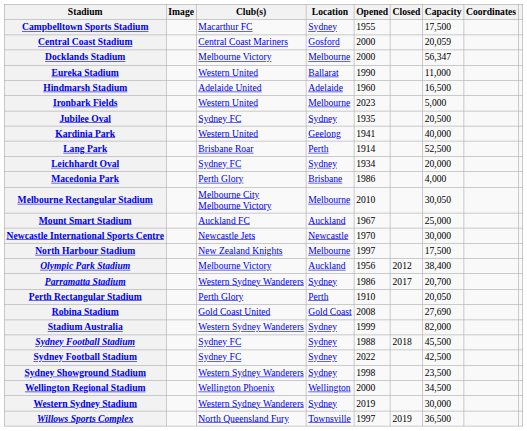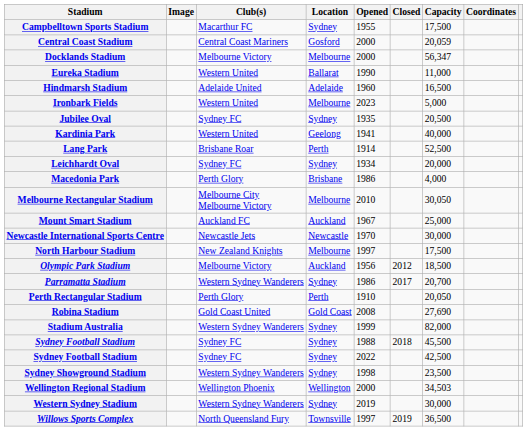(438, 266) 38,400 -> (438, 266) 18,500
(438, 388) 34,500 -> (438, 388) 34,503
